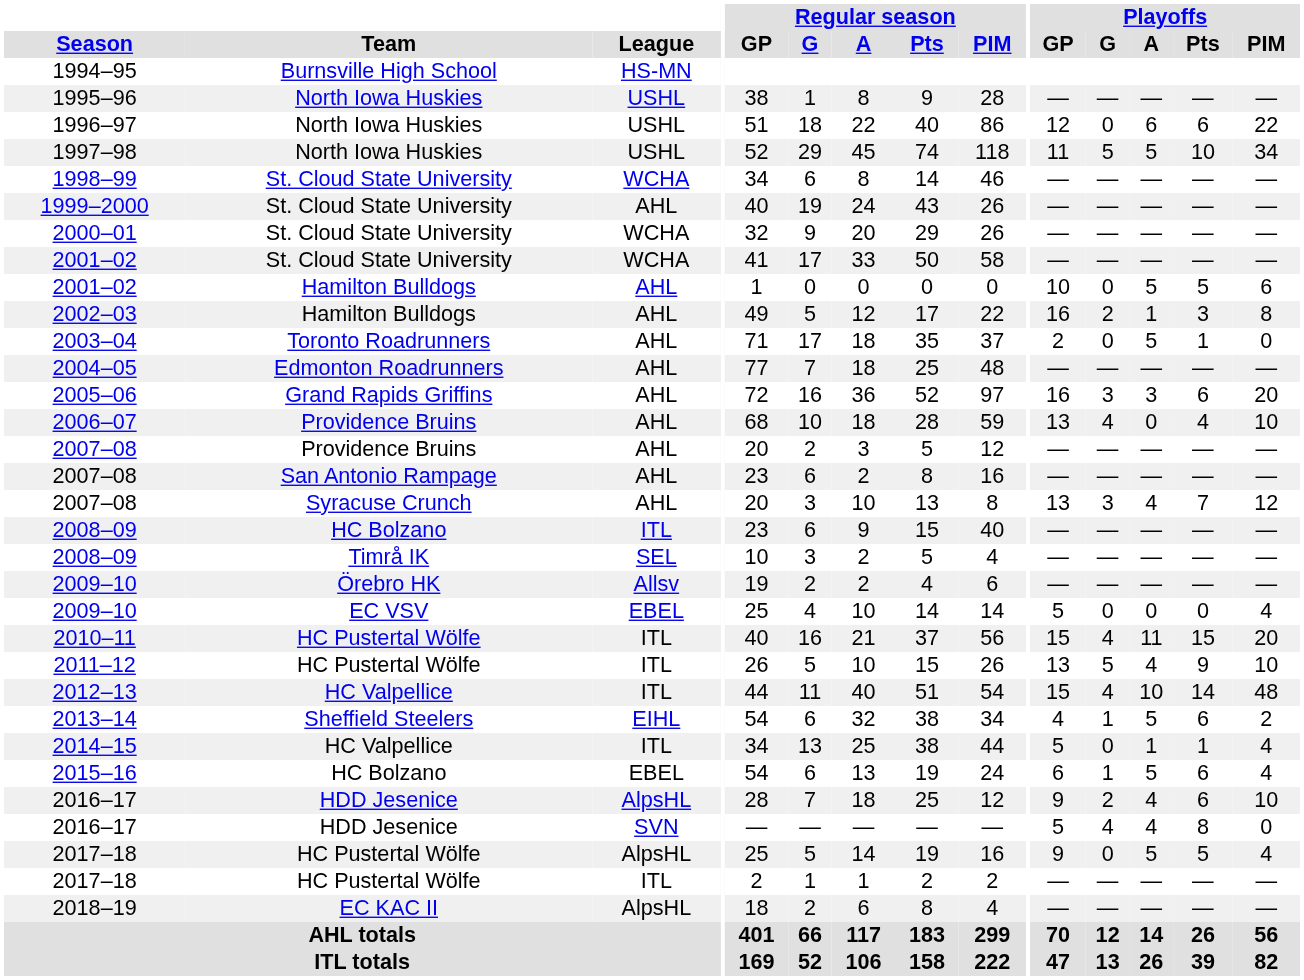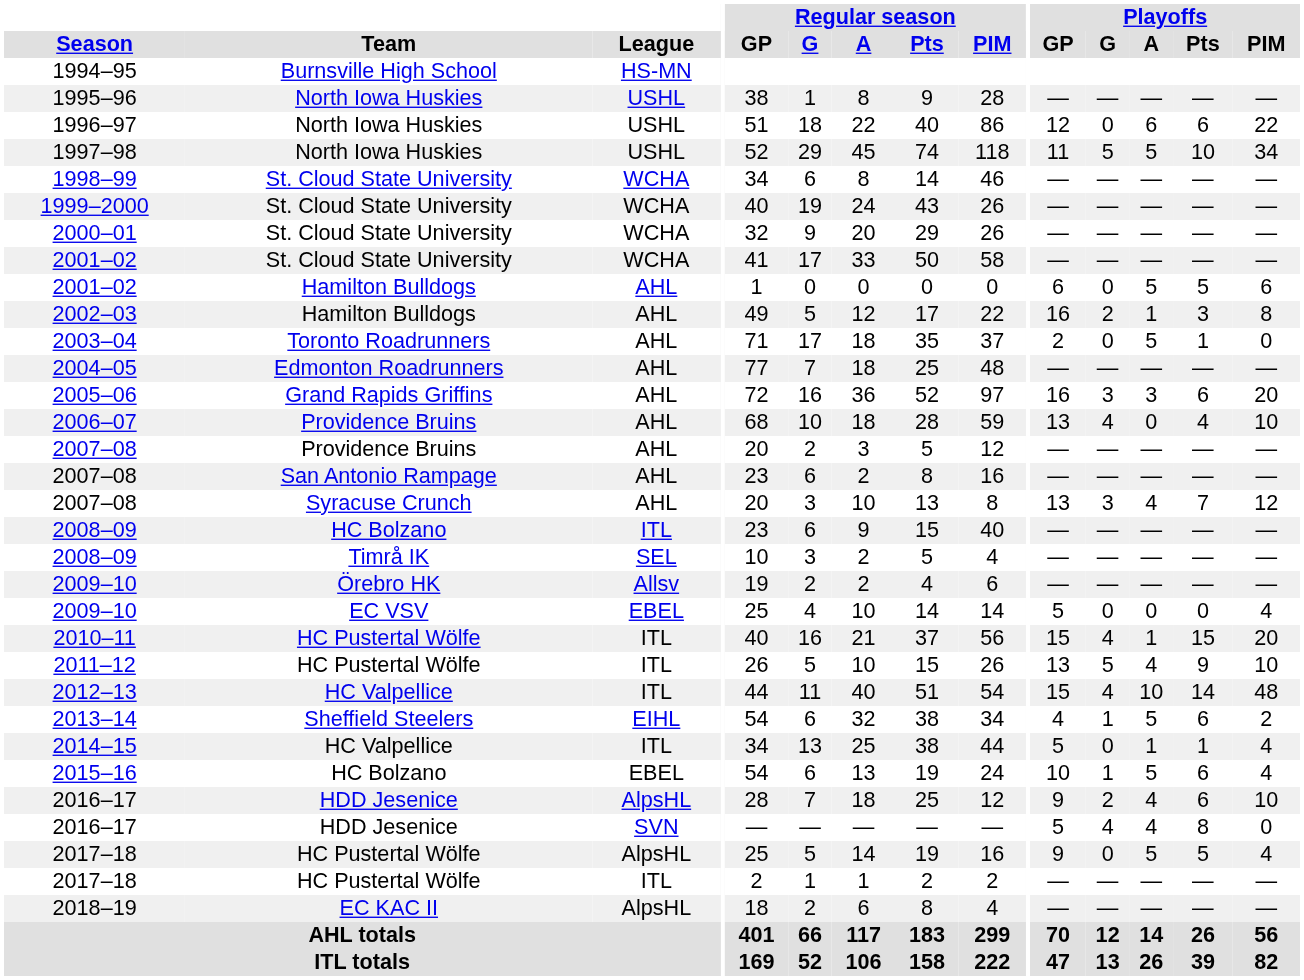(656, 206) AHL -> (656, 206) WCHA
(1058, 287) 10 -> (1058, 287) 6
(1151, 638) 11 -> (1151, 638) 1
(1058, 773) 6 -> (1058, 773) 10
